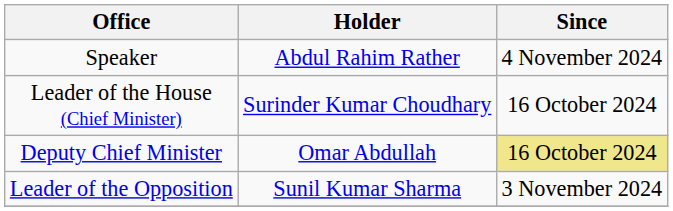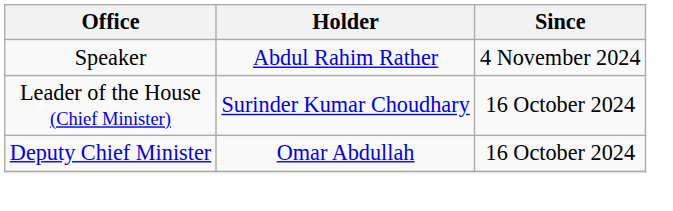(582, 152) khaki background -> (560, 152) no background
- row: (121, 188)
